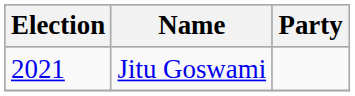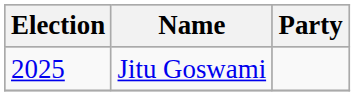(38, 68) 2021 -> (38, 68) 2025
